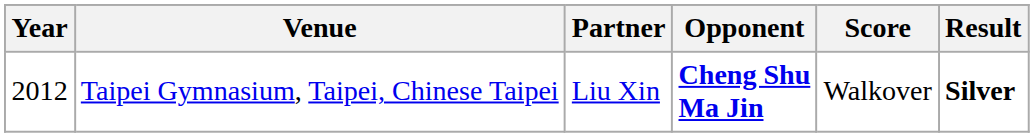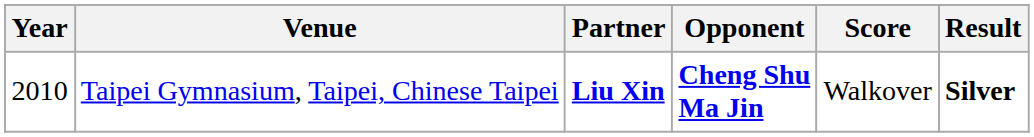(40, 90) 2012 -> (40, 90) 2010
(616, 90) normal -> (618, 90) bold
